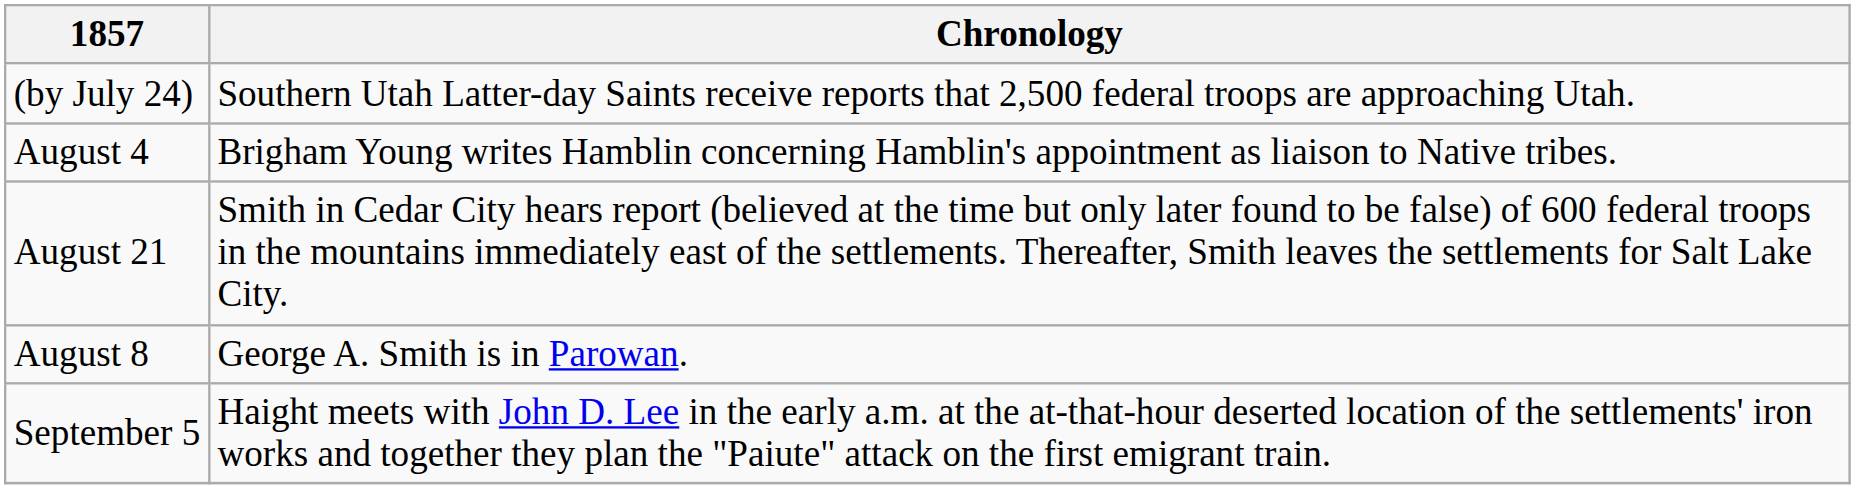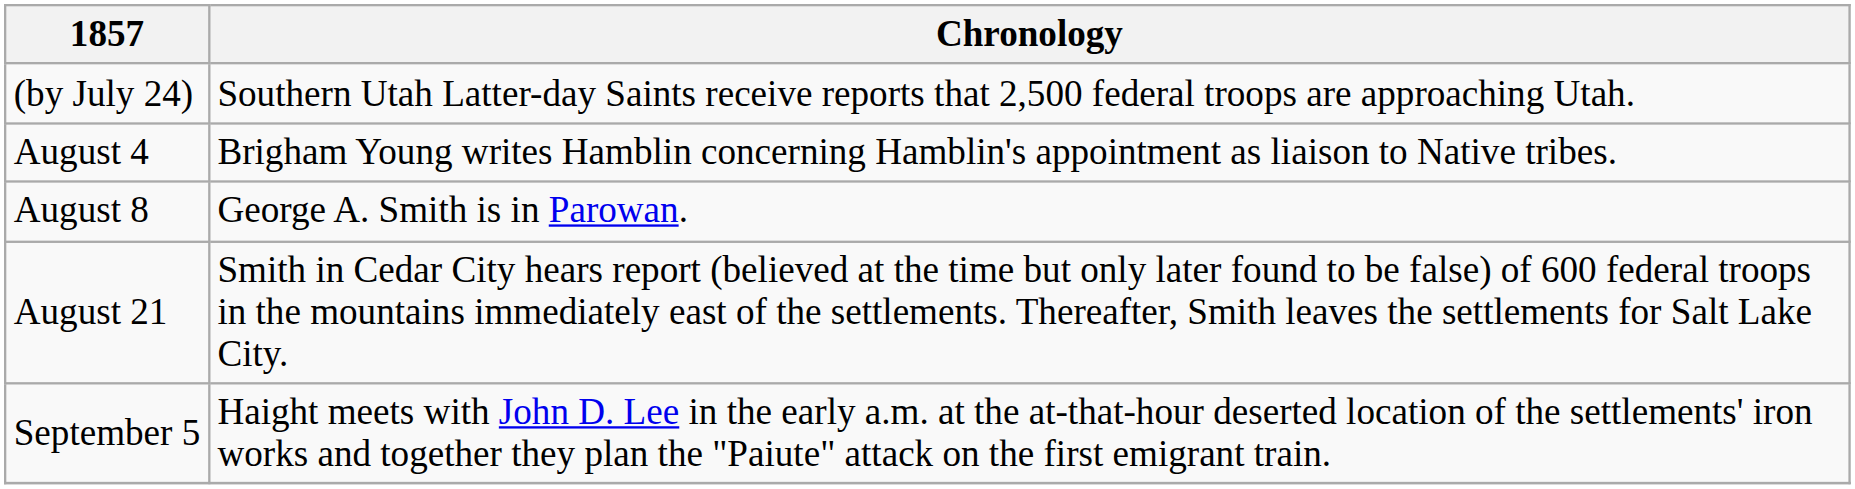rows swapped: (81, 352) <-> (91, 252)
